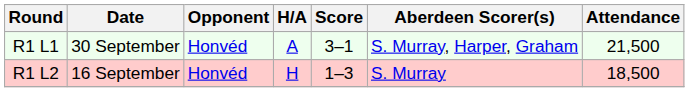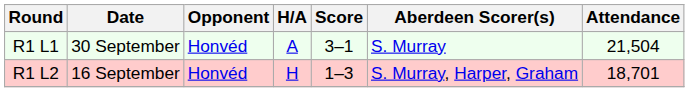(475, 45) S. Murray, Harper, Graham -> (408, 45) S. Murray
(633, 45) 21,500 -> (633, 45) 21,504
(408, 73) S. Murray -> (475, 73) S. Murray, Harper, Graham
(633, 73) 18,500 -> (633, 73) 18,701
